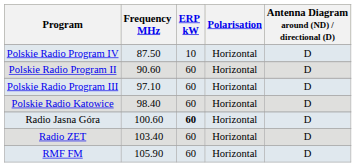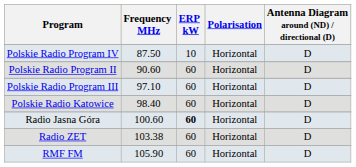(149, 137) 103.40 -> (149, 137) 103.38
